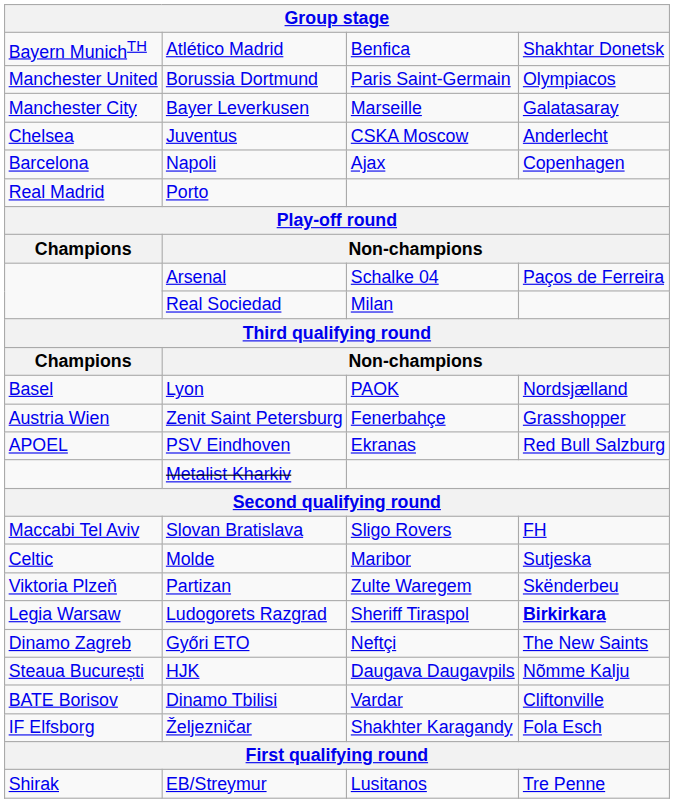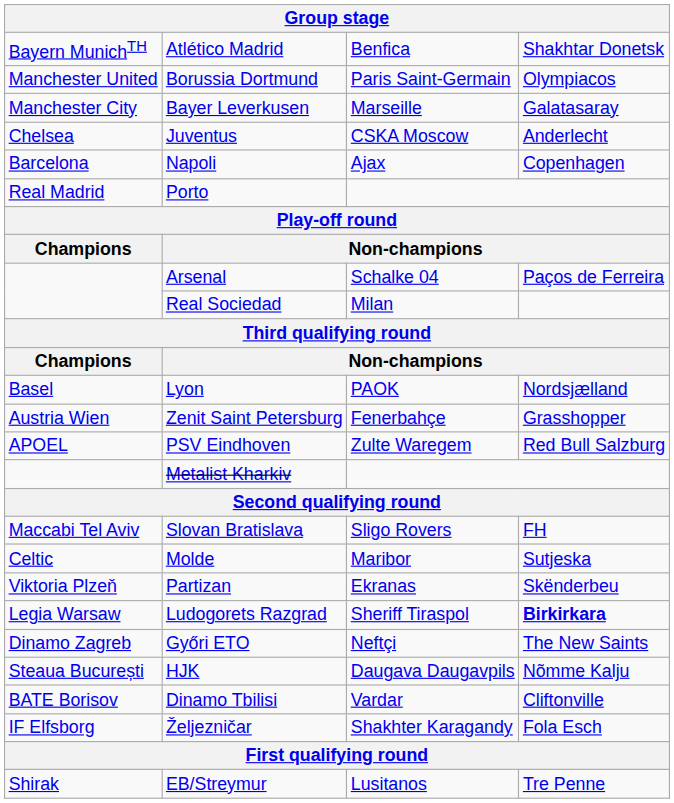(383, 445) Ekranas -> (411, 445) Zulte Waregem
(411, 586) Zulte Waregem -> (383, 586) Ekranas
